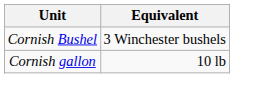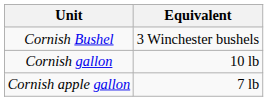+ row: (69, 84)
